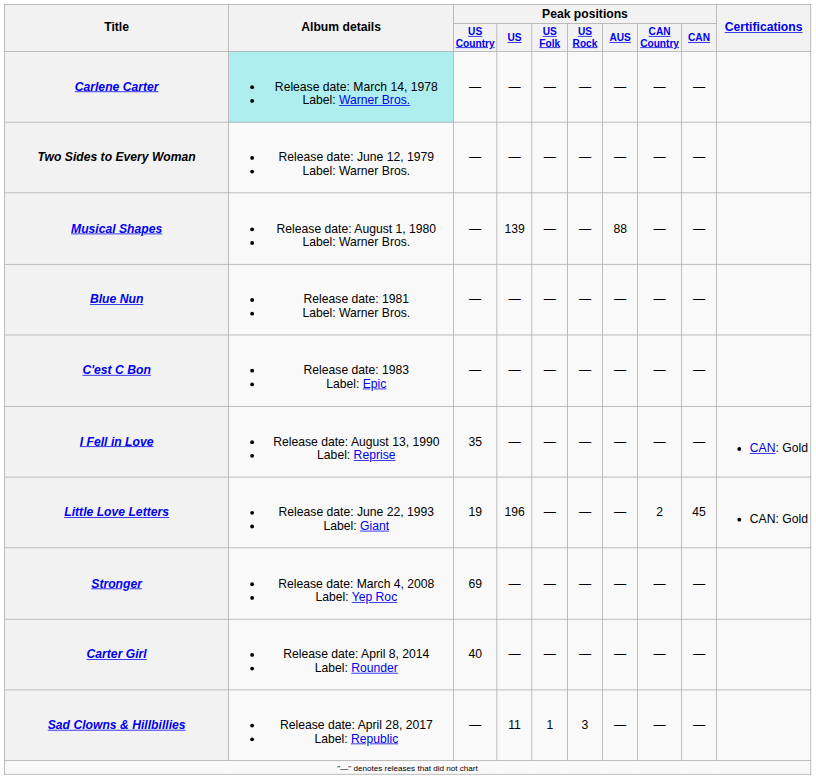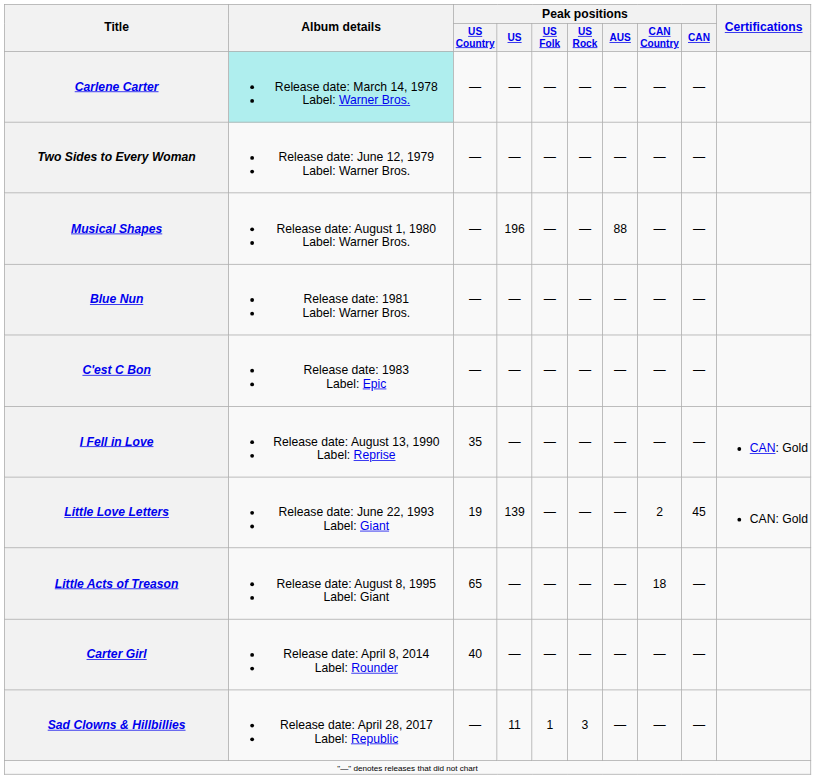(515, 228) 139 -> (515, 228) 196
(515, 512) 196 -> (515, 512) 139
+ row: (117, 583)
- row: (117, 583)
